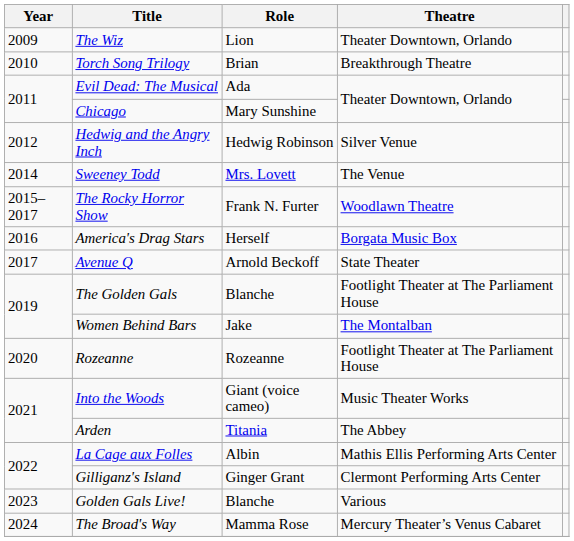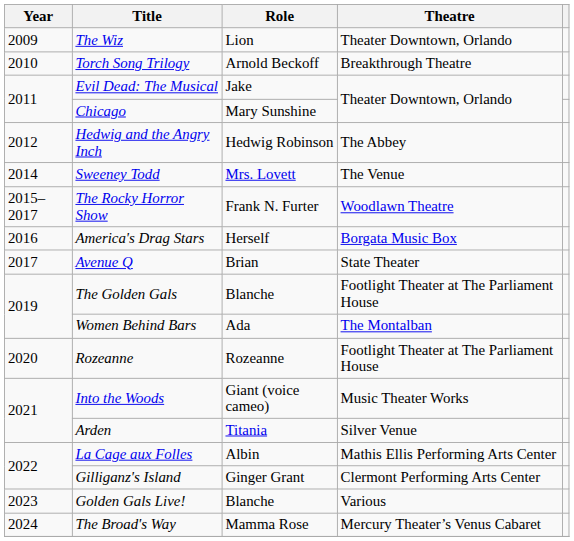(242, 63) Brian -> (272, 63) Arnold Beckoff
(238, 87) Ada -> (239, 87) Jake
(379, 142) Silver Venue -> (373, 142) The Abbey
(272, 262) Arnold Beckoff -> (242, 262) Brian
(239, 326) Jake -> (238, 326) Ada
(373, 430) The Abbey -> (379, 430) Silver Venue
